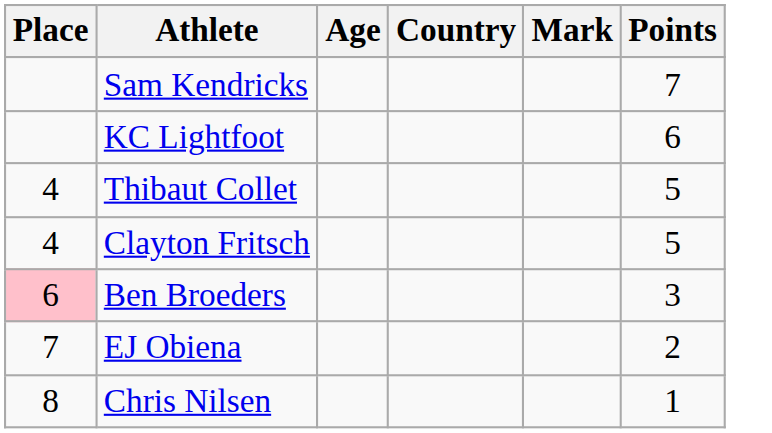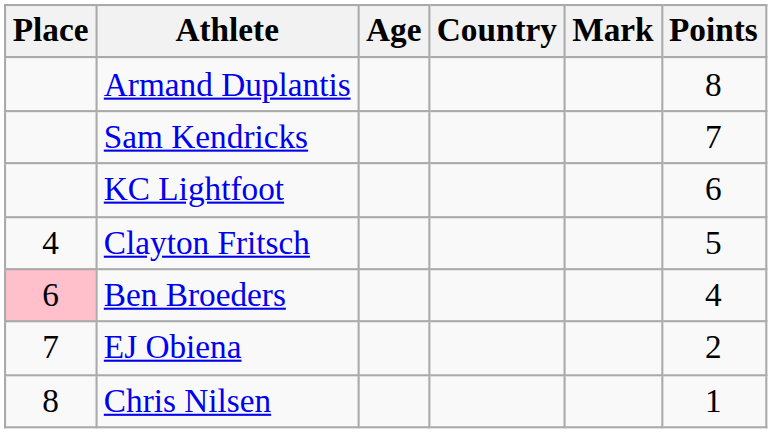+ row: (227, 83)
- row: (200, 189)
(673, 294) 3 -> (713, 294) 4
